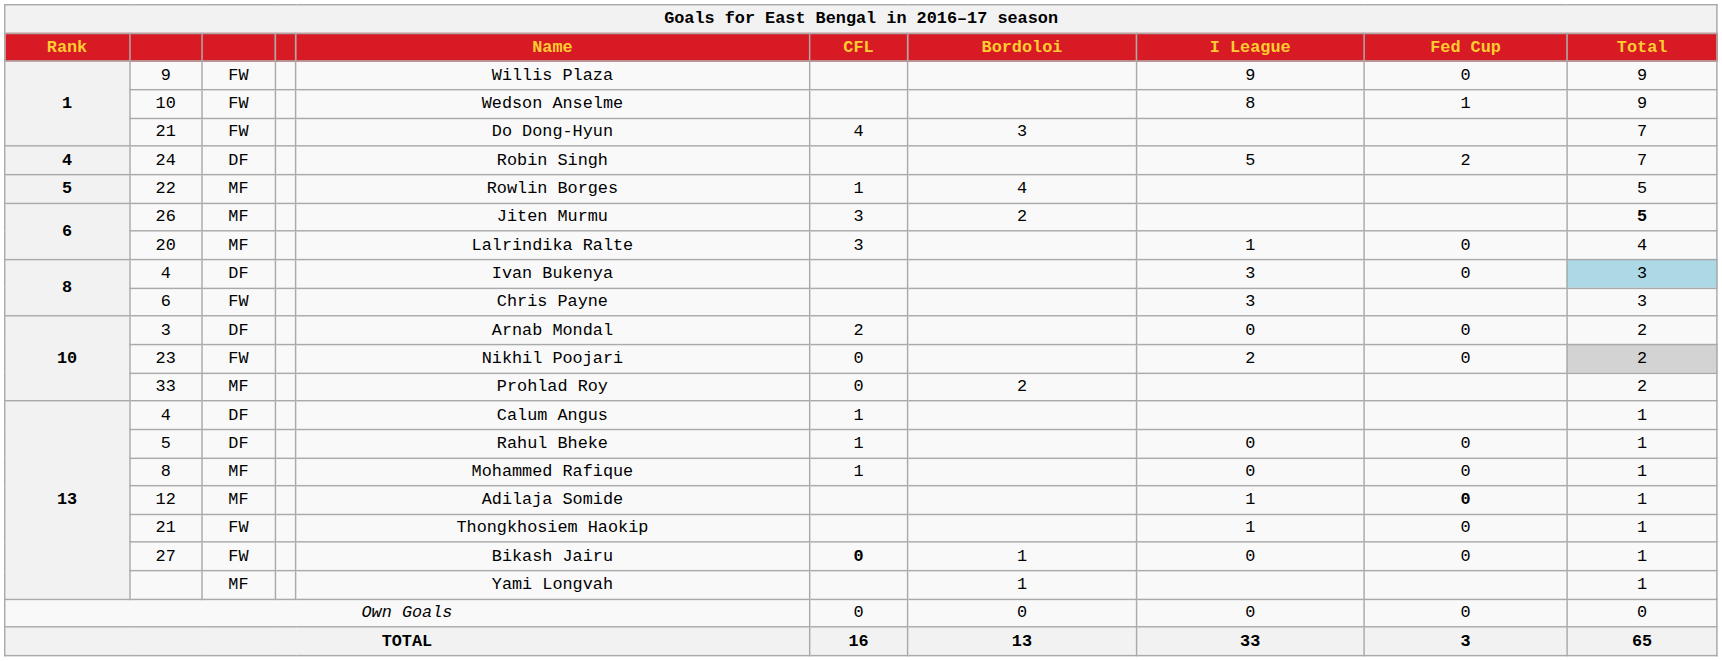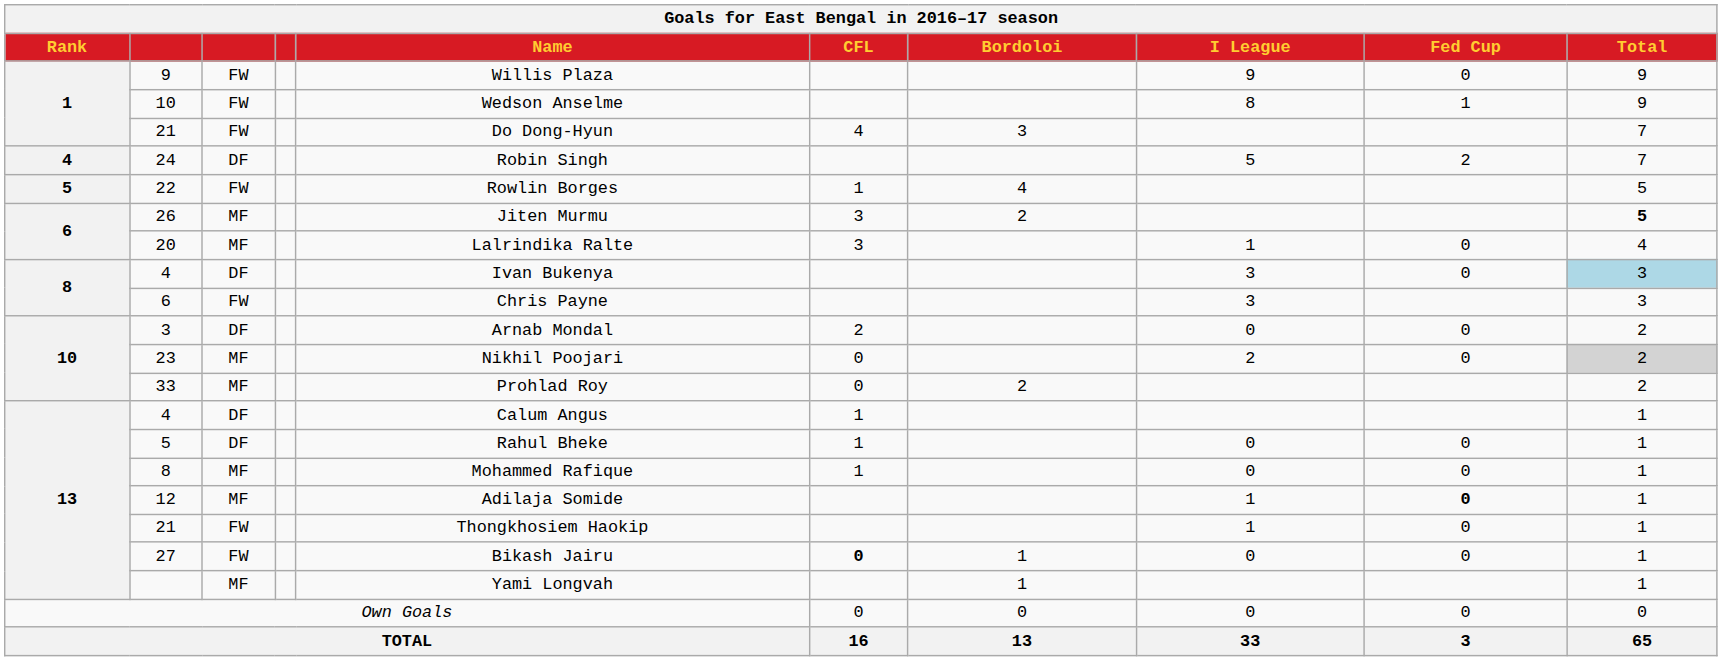(238, 188) MF -> (238, 188) FW
(238, 358) FW -> (238, 358) MF
